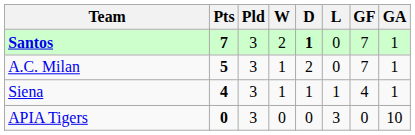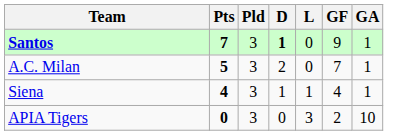- column: (282, 17)
(364, 42) 7 -> (337, 42) 9
(364, 117) 0 -> (337, 117) 2
